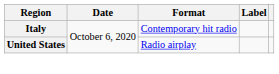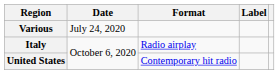+ row: (36, 28)
(189, 28) Contemporary hit radio -> (168, 45) Radio airplay
(168, 45) Radio airplay -> (189, 61) Contemporary hit radio
